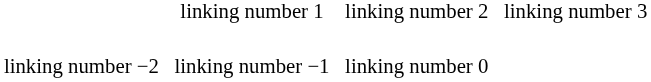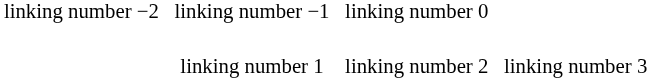rows swapped: (252, 65) <-> (252, 11)
